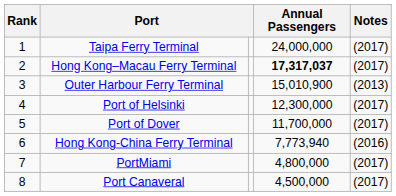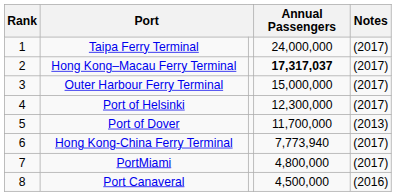(302, 85) 15,010,900 -> (302, 85) 15,000,000
(371, 85) (2013) -> (371, 85) (2017)
(371, 124) (2017) -> (371, 124) (2013)
(371, 143) (2016) -> (371, 143) (2017)
(371, 182) (2017) -> (371, 182) (2016)
